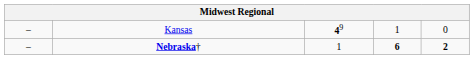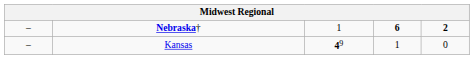rows swapped: (178, 47) <-> (178, 30)
